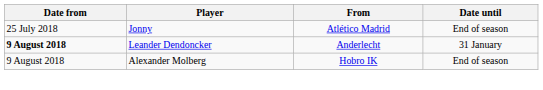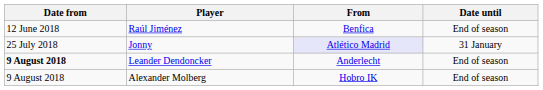+ row: (155, 29)
(358, 29) no background -> (358, 45) lavender background
(480, 29) End of season -> (480, 45) 31 January
(480, 45) 31 January -> (480, 61) End of season
